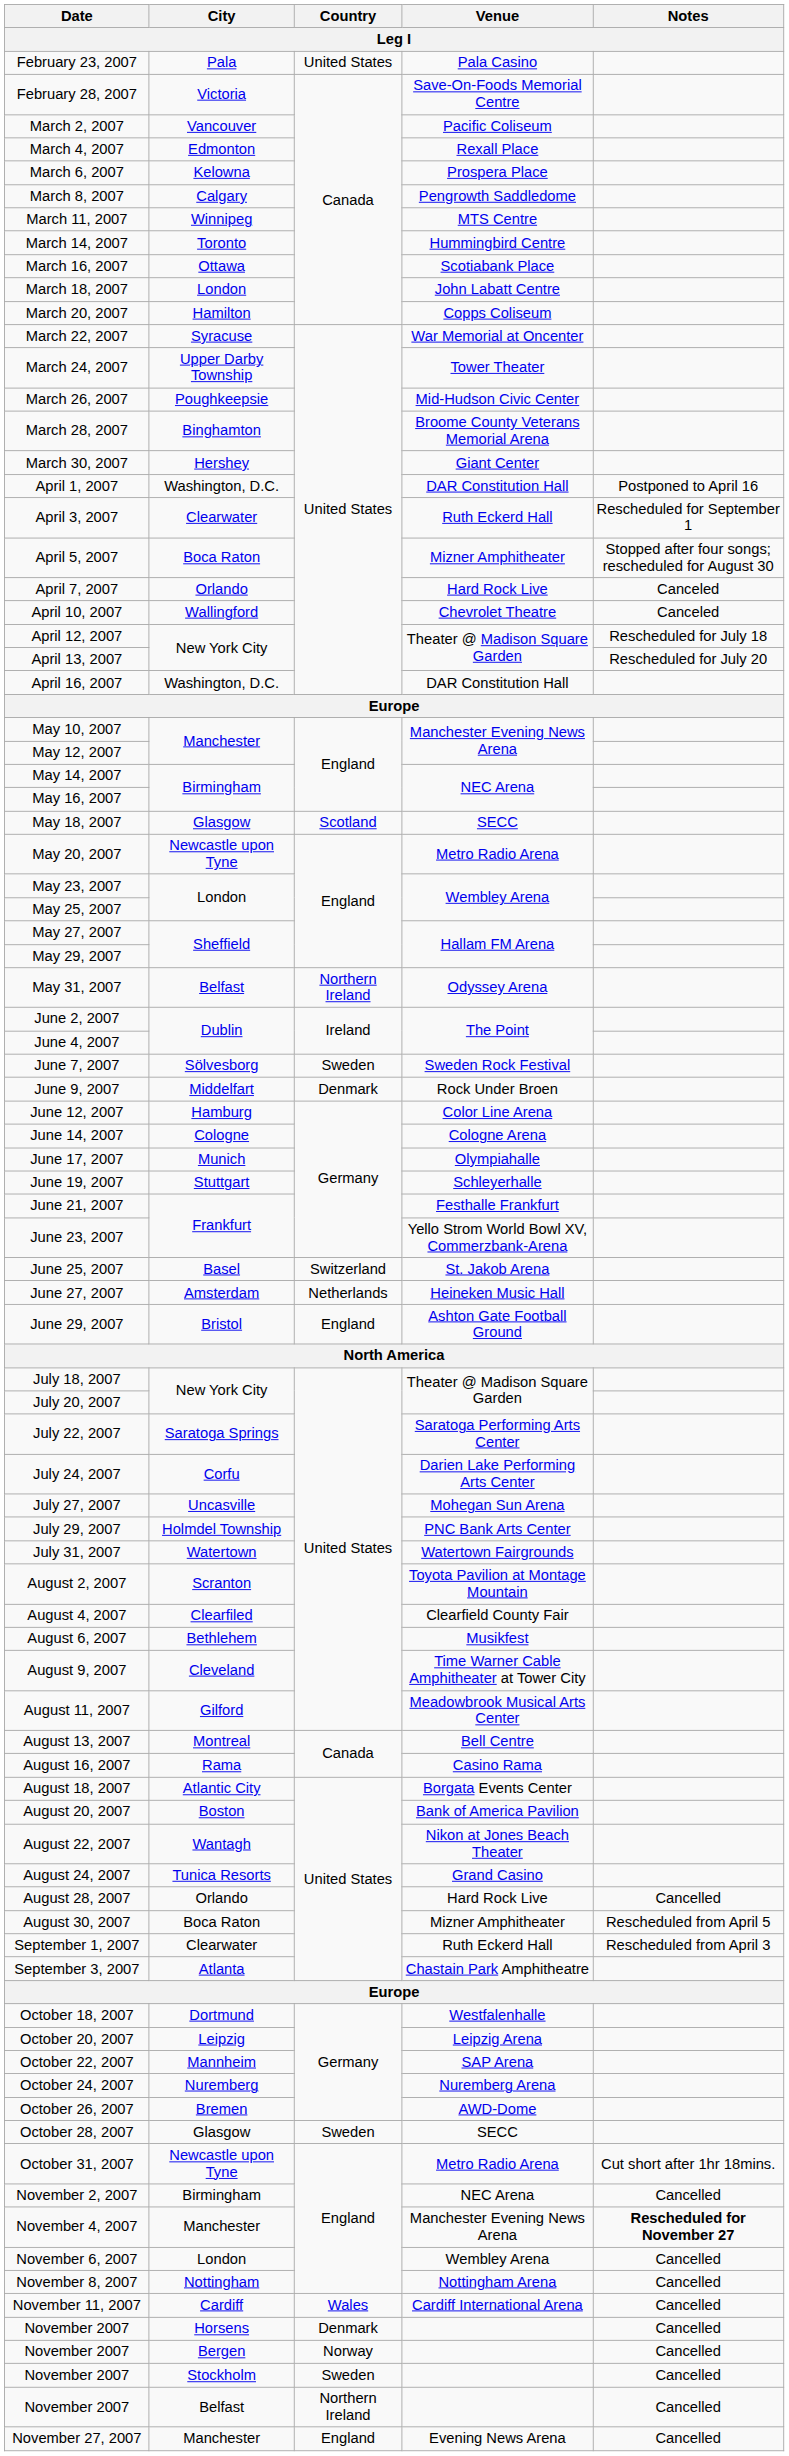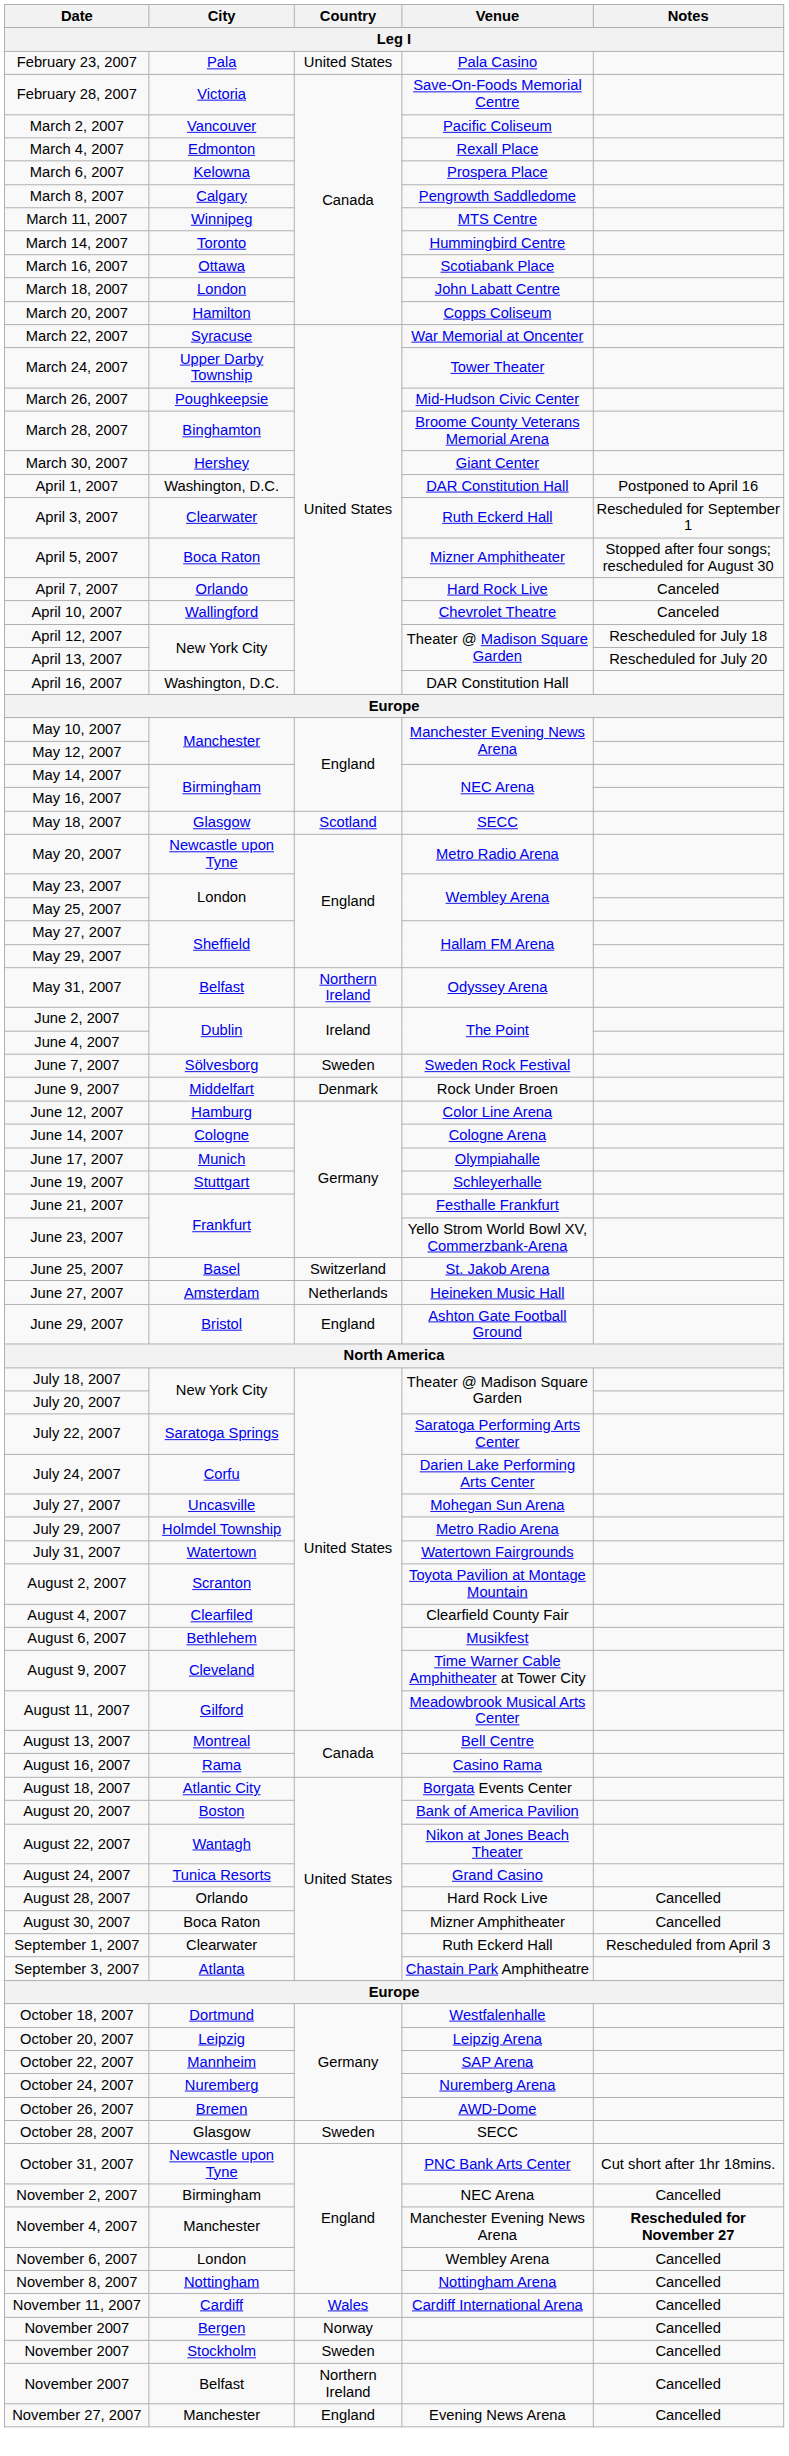(497, 1528) PNC Bank Arts Center -> (497, 1528) Metro Radio Arena
(688, 1922) Rescheduled from April 5 -> (688, 1922) Cancelled
(497, 2163) Metro Radio Arena -> (497, 2163) PNC Bank Arts Center
- row: (77, 2328)
